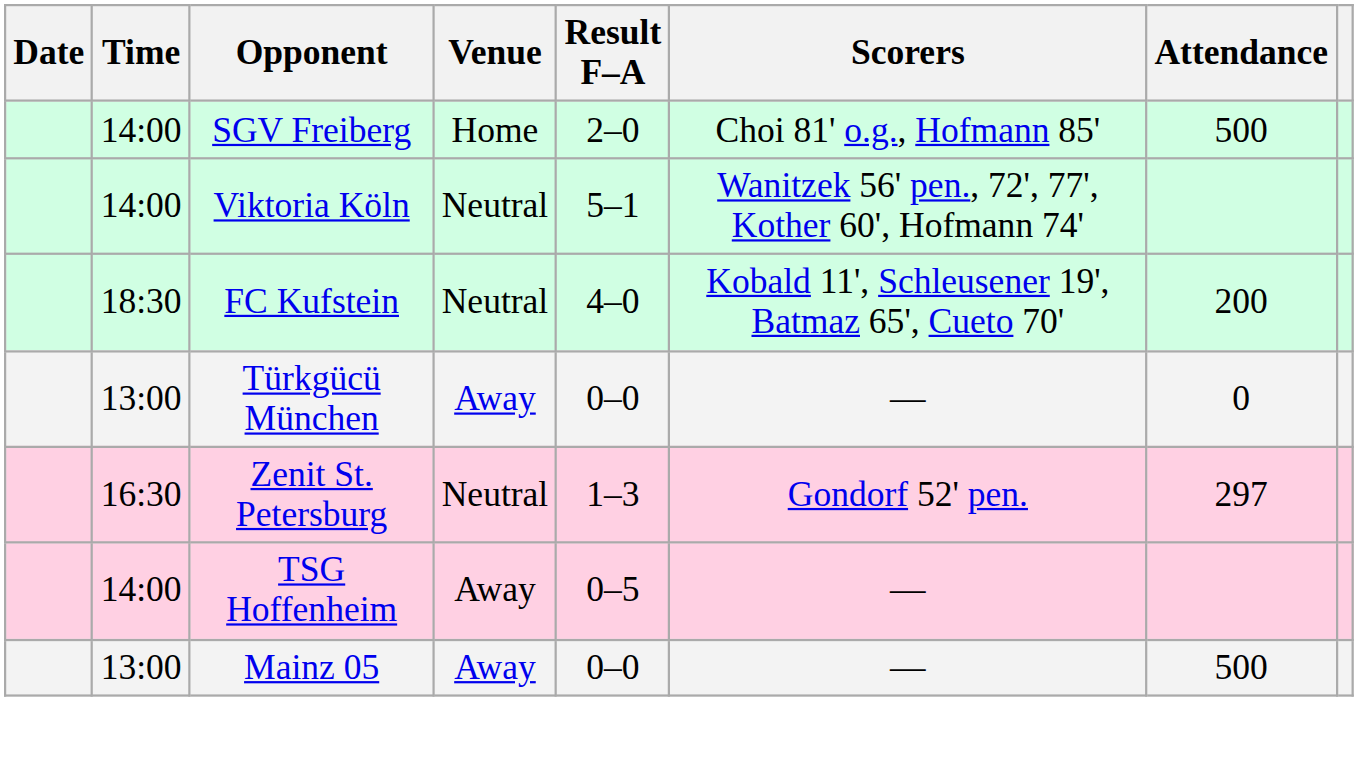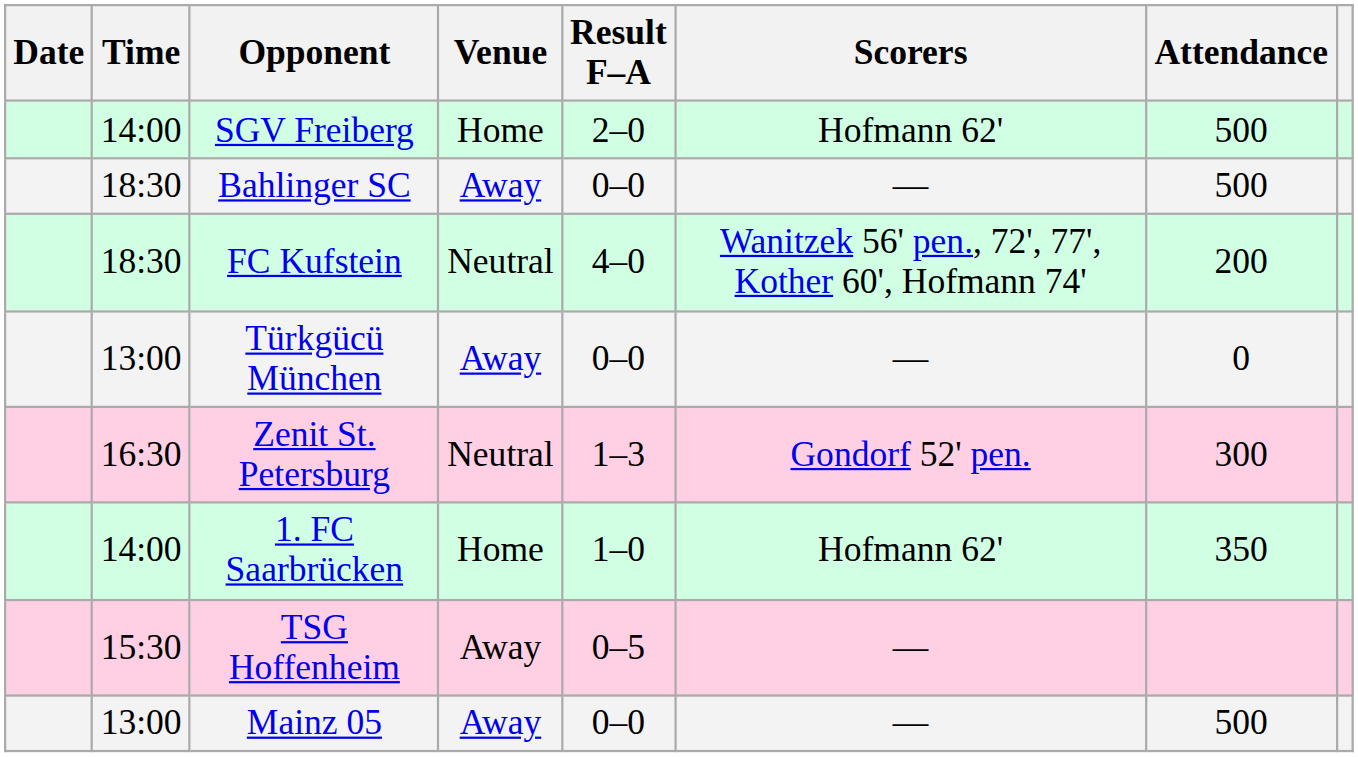(908, 128) Choi 81' o.g., Hofmann 85' -> (911, 128) Hofmann 62'
+ row: (314, 185)
- row: (312, 205)
(908, 301) Kobald 11', Schleusener 19', Batmaz 65', Cueto 70' -> (911, 261) Wanitzek 56' pen., 72', 77', Kother 60', Hofmann 74'
(1241, 494) 297 -> (1241, 454) 300
+ row: (314, 550)
(141, 590) 14:00 -> (141, 646) 15:30
